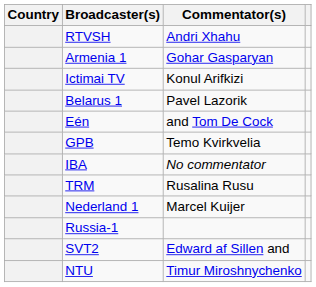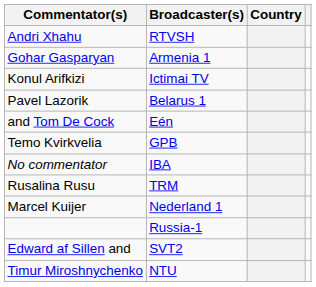columns swapped: (33, 15) <-> (234, 15)
